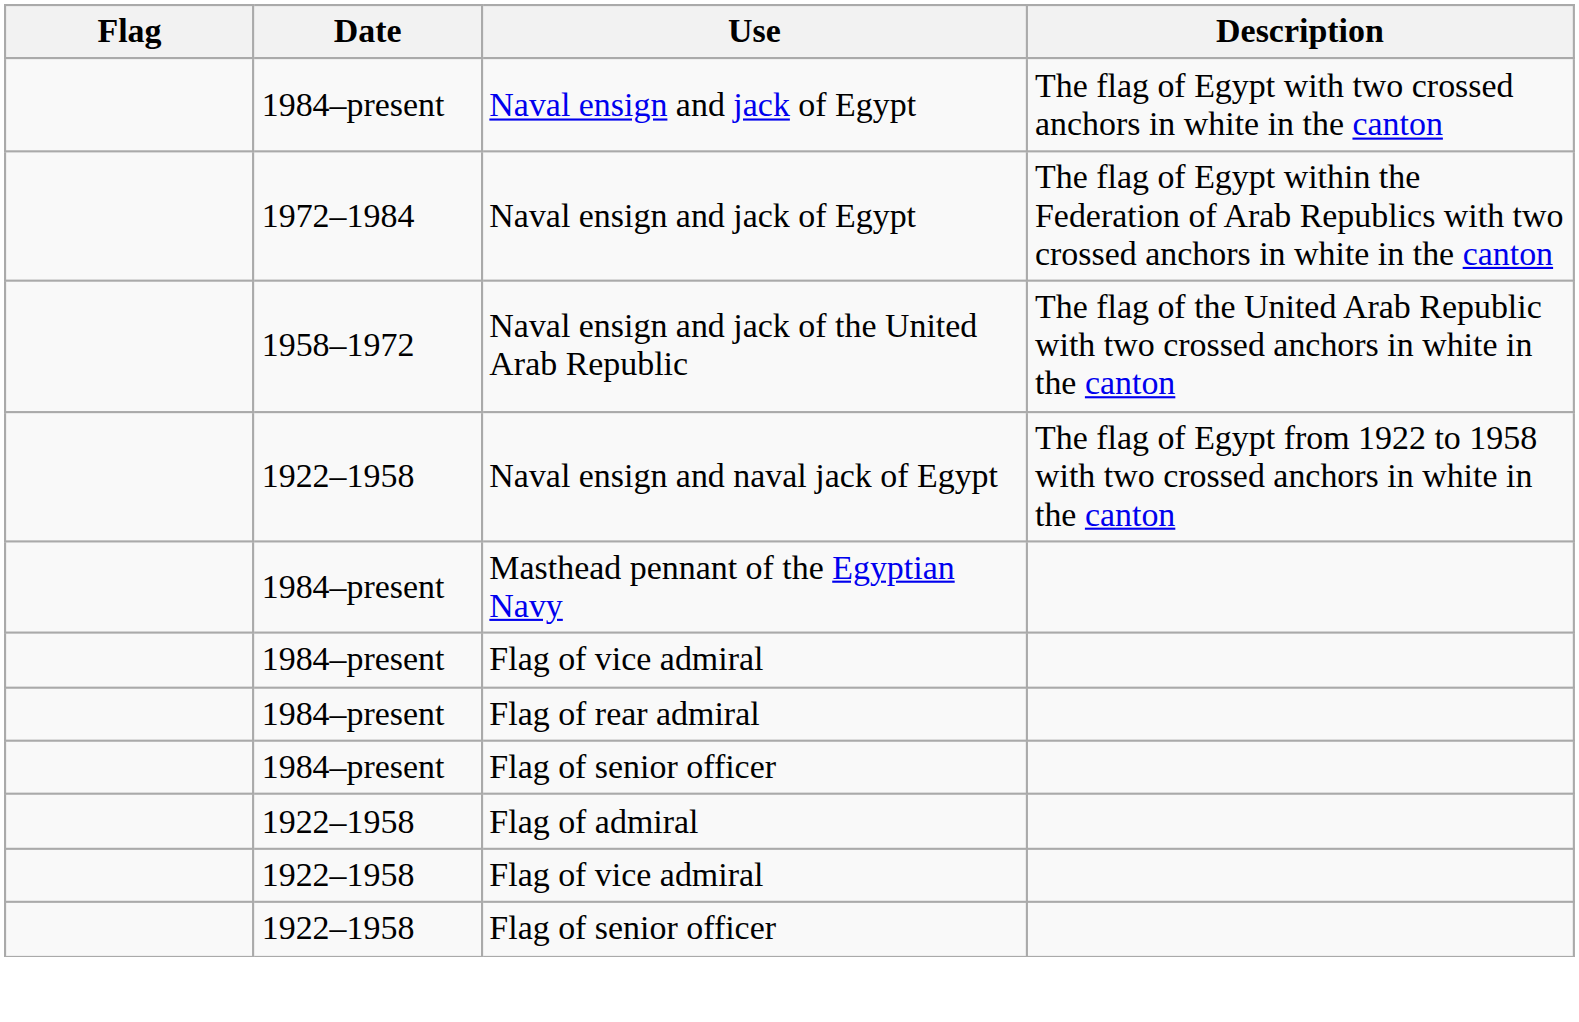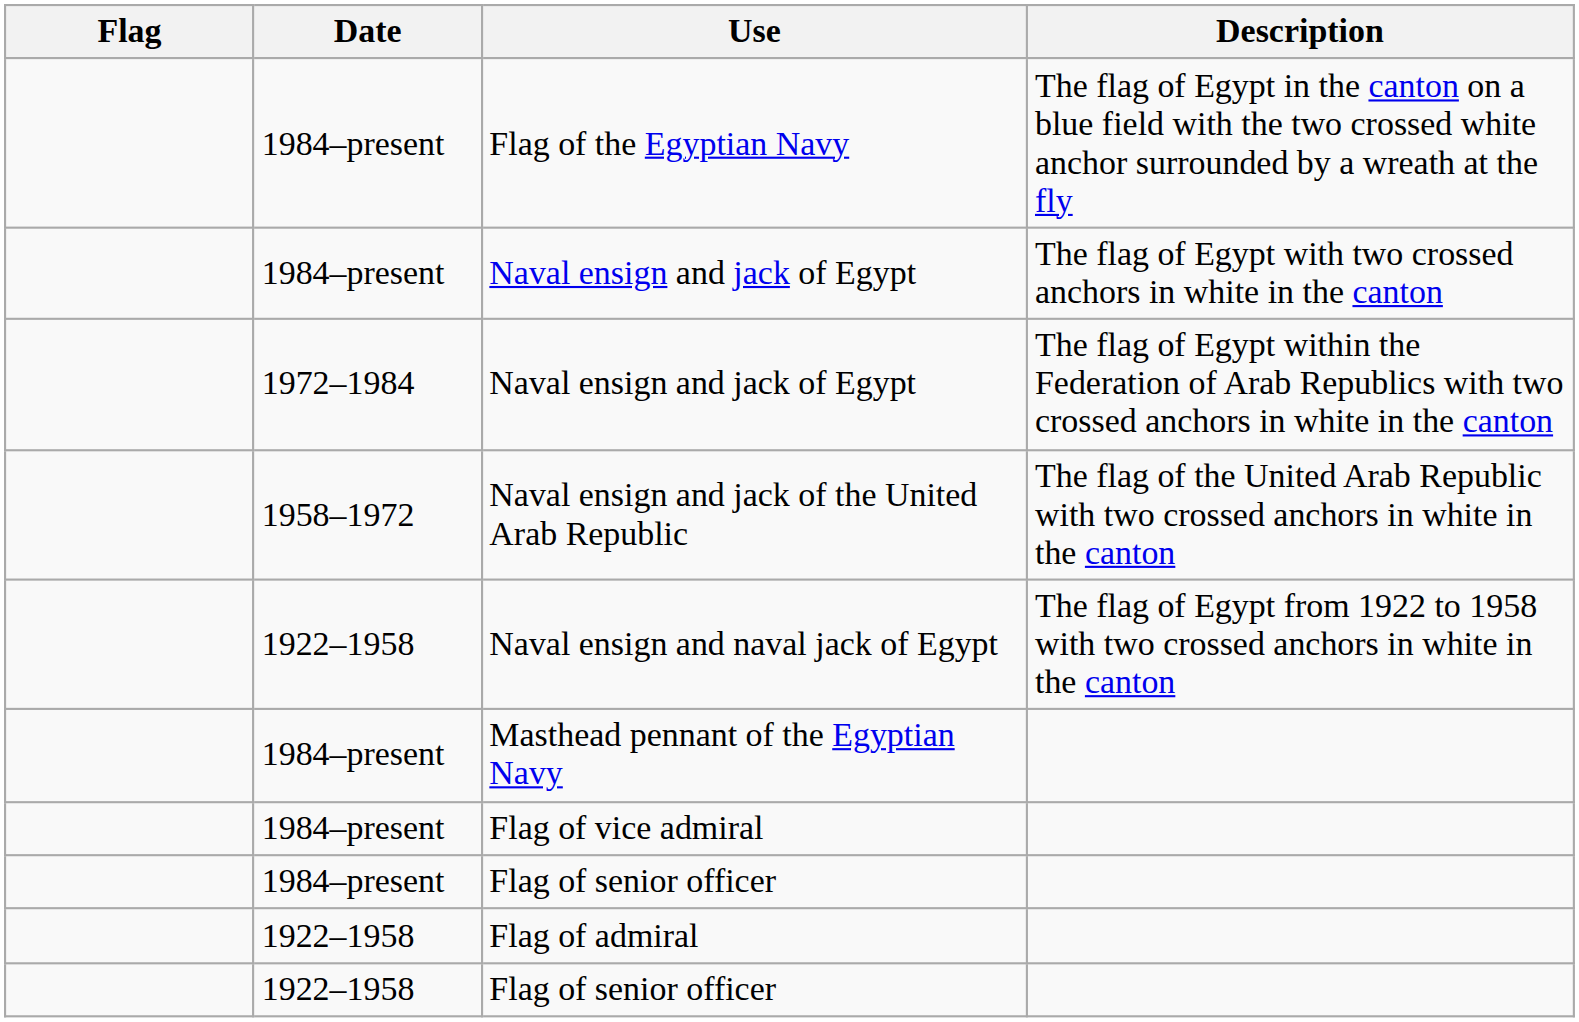+ row: (353, 142)
- row: (353, 713)
- row: (338, 874)
